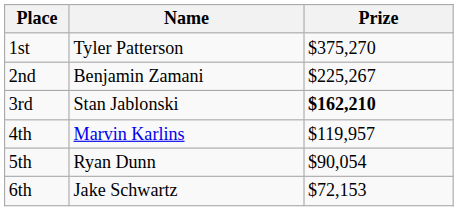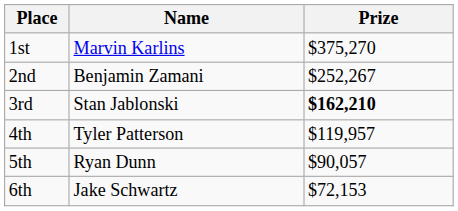(128, 47) Tyler Patterson -> (129, 47) Marvin Karlins
(342, 76) $225,267 -> (342, 76) $252,267
(129, 133) Marvin Karlins -> (128, 133) Tyler Patterson
(337, 162) $90,054 -> (337, 162) $90,057
